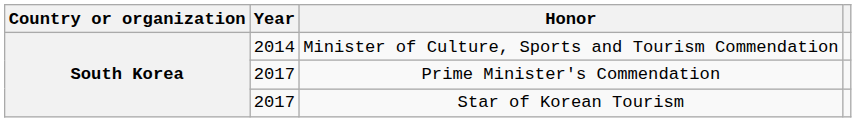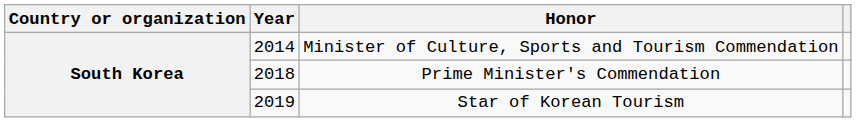(274, 75) 2017 -> (274, 75) 2018
(274, 103) 2017 -> (274, 103) 2019
